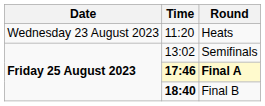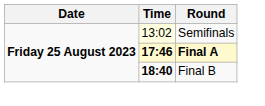- row: (217, 33)
(180, 52) no background -> (157, 33) lightyellow background
